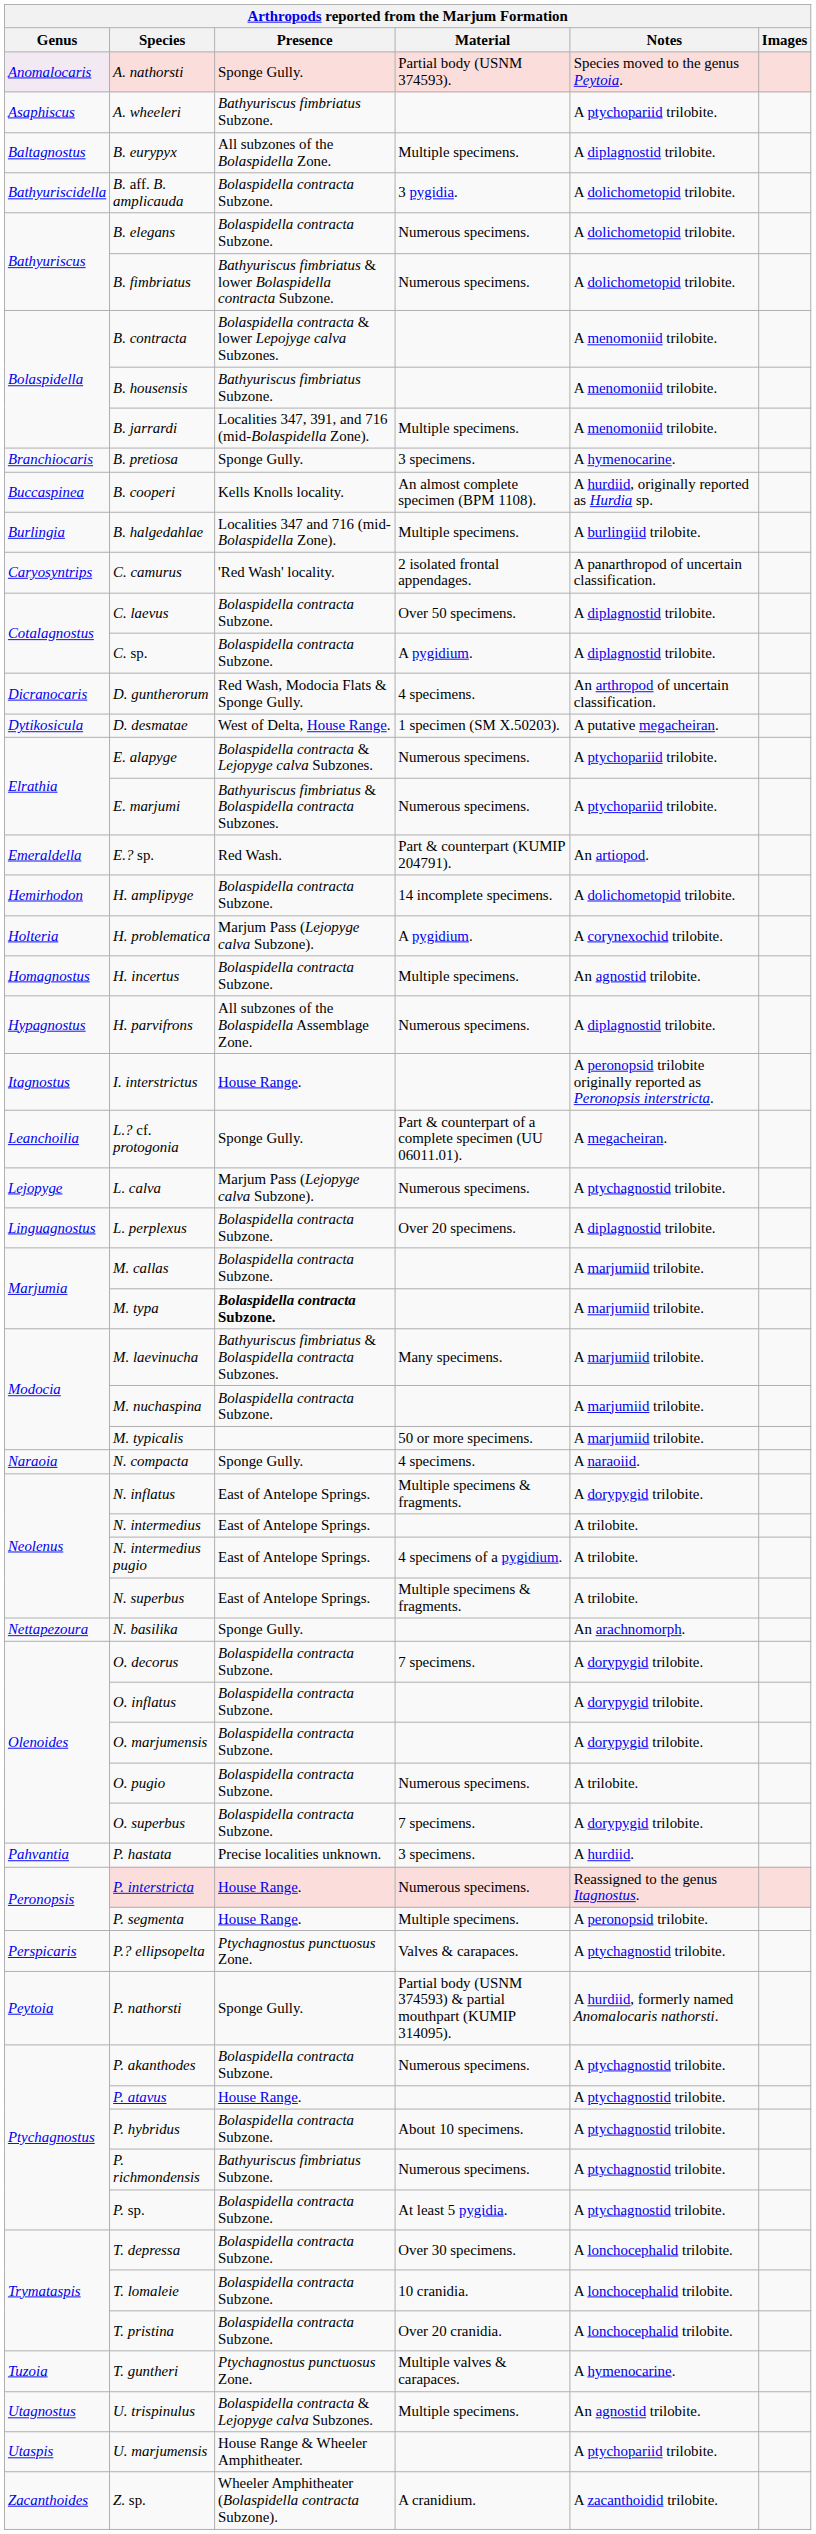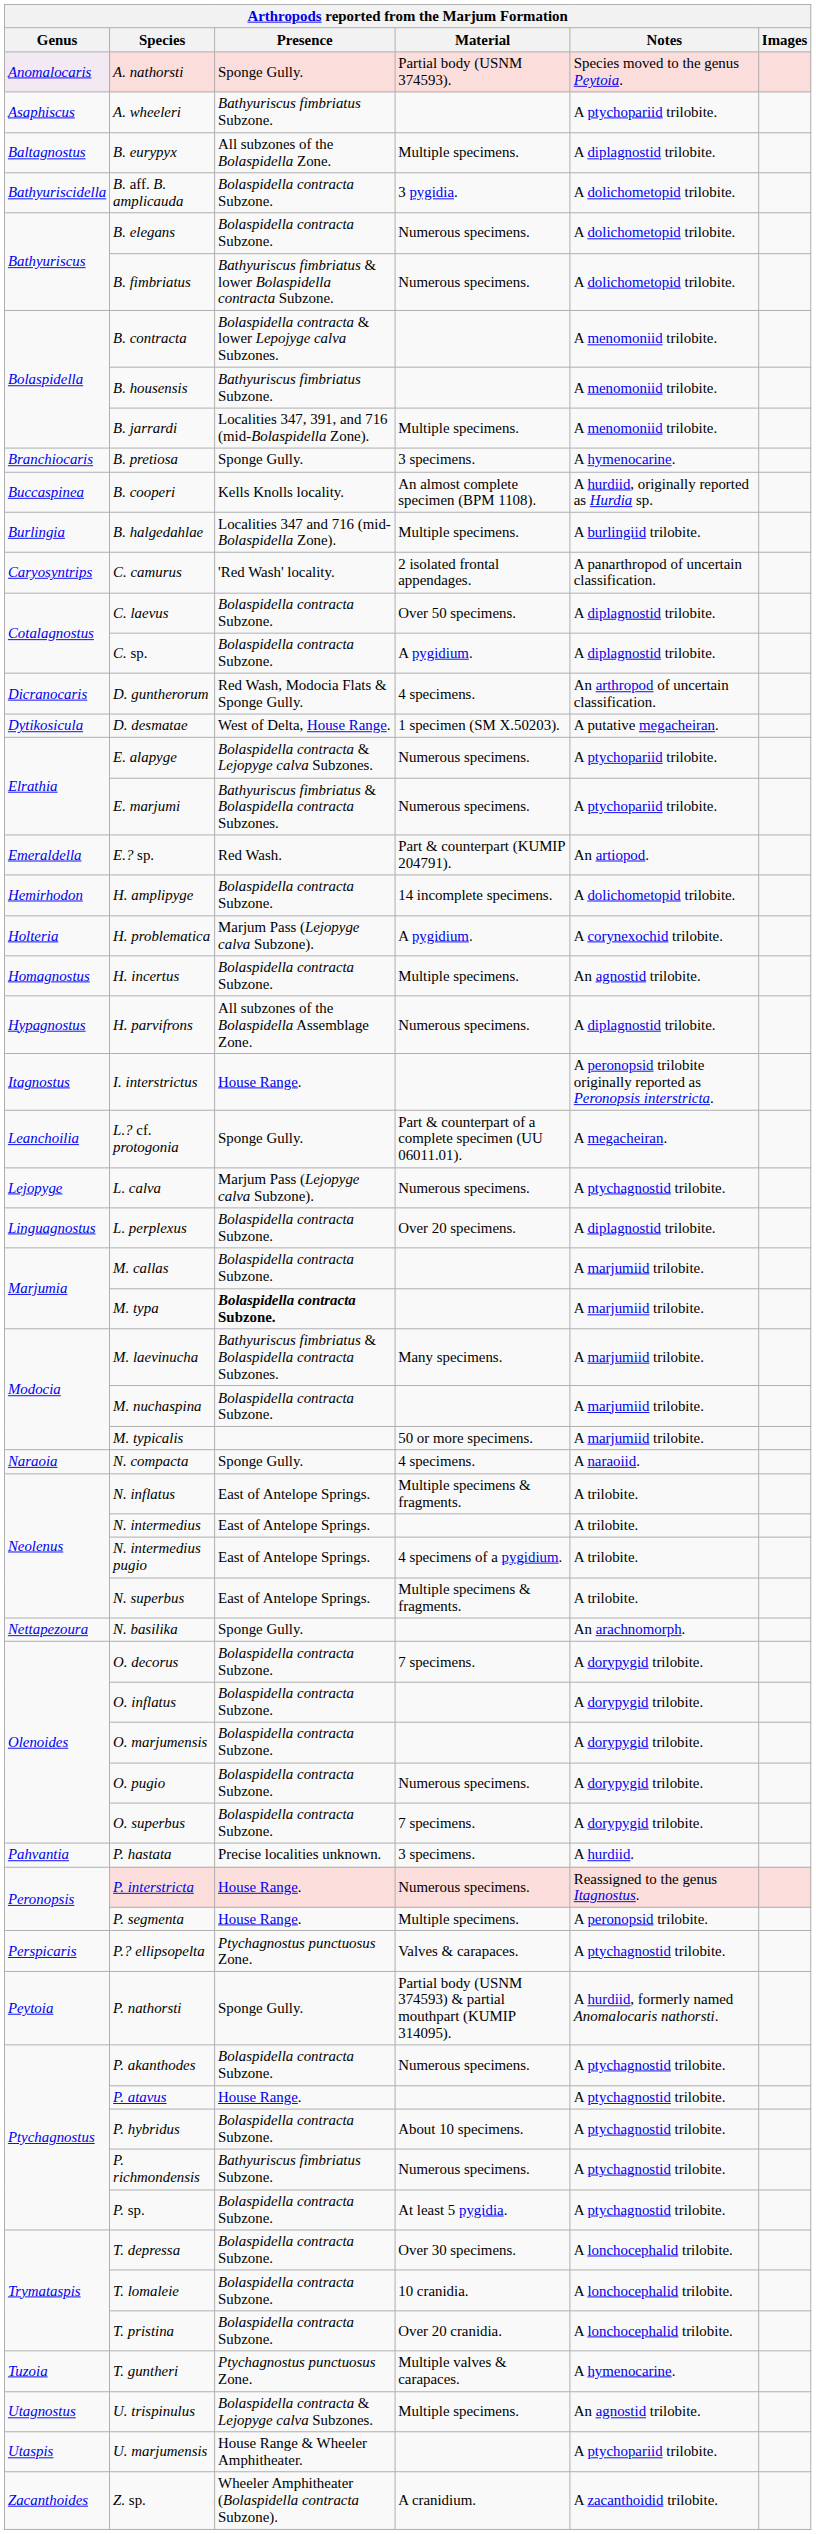(638, 1493) A dorypygid trilobite. -> (606, 1493) A trilobite.
(606, 1782) A trilobite. -> (638, 1782) A dorypygid trilobite.
